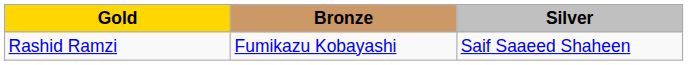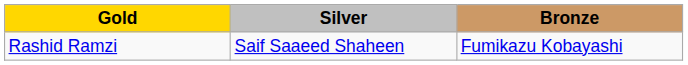columns swapped: (570, 18) <-> (344, 18)
